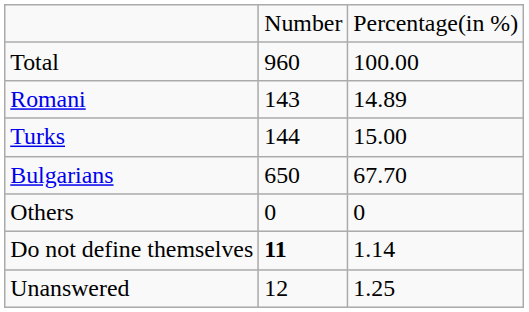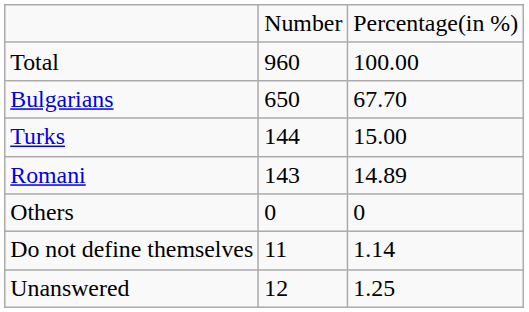rows swapped: (62, 174) <-> (48, 99)
(275, 250) bold -> (276, 250) normal
